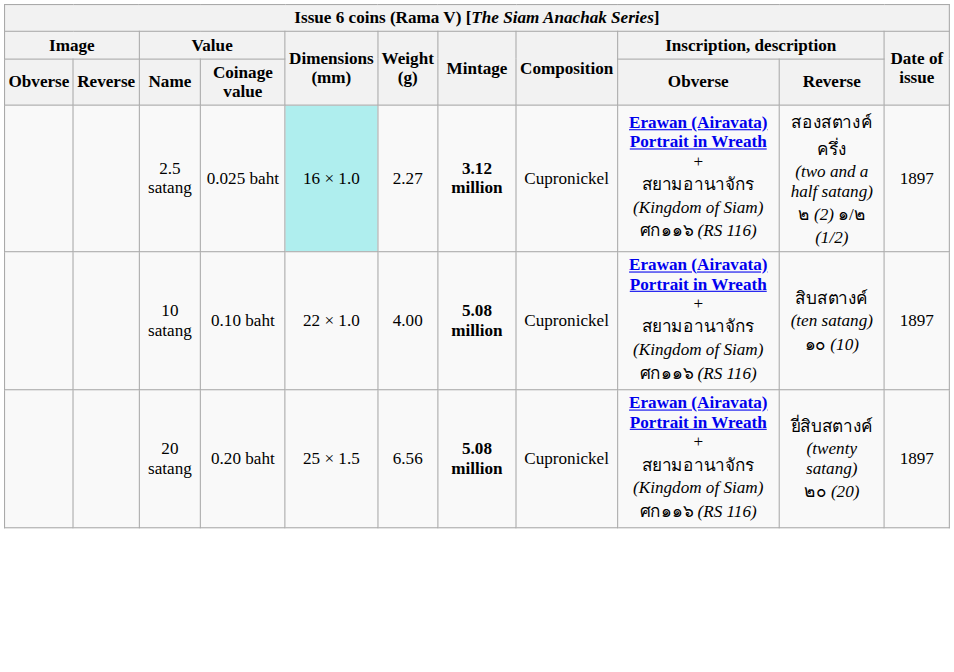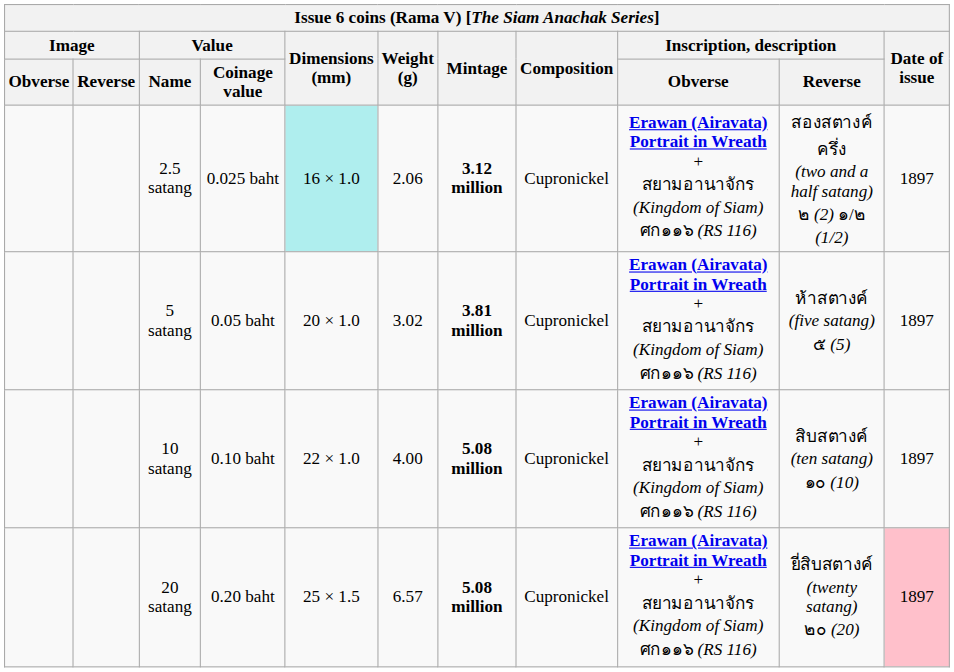(408, 178) 2.27 -> (408, 178) 2.06
+ row: (170, 320)
(408, 458) 6.56 -> (408, 597) 6.57
(917, 458) no background -> (917, 597) pink background
